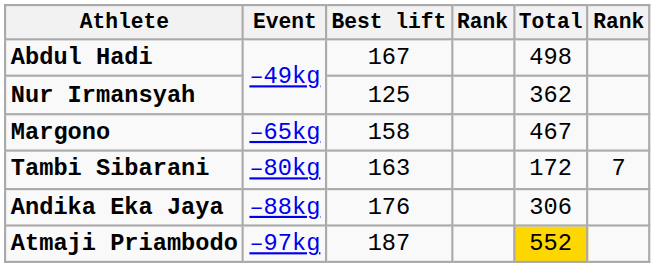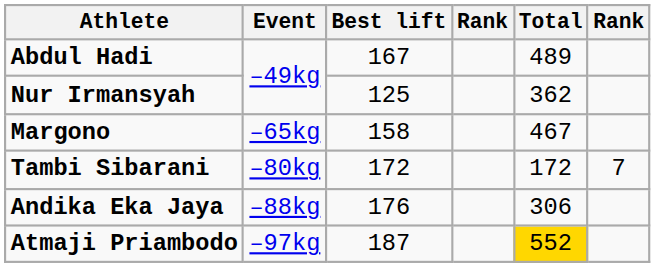(551, 58) 498 -> (551, 58) 489
(389, 170) 163 -> (389, 170) 172
